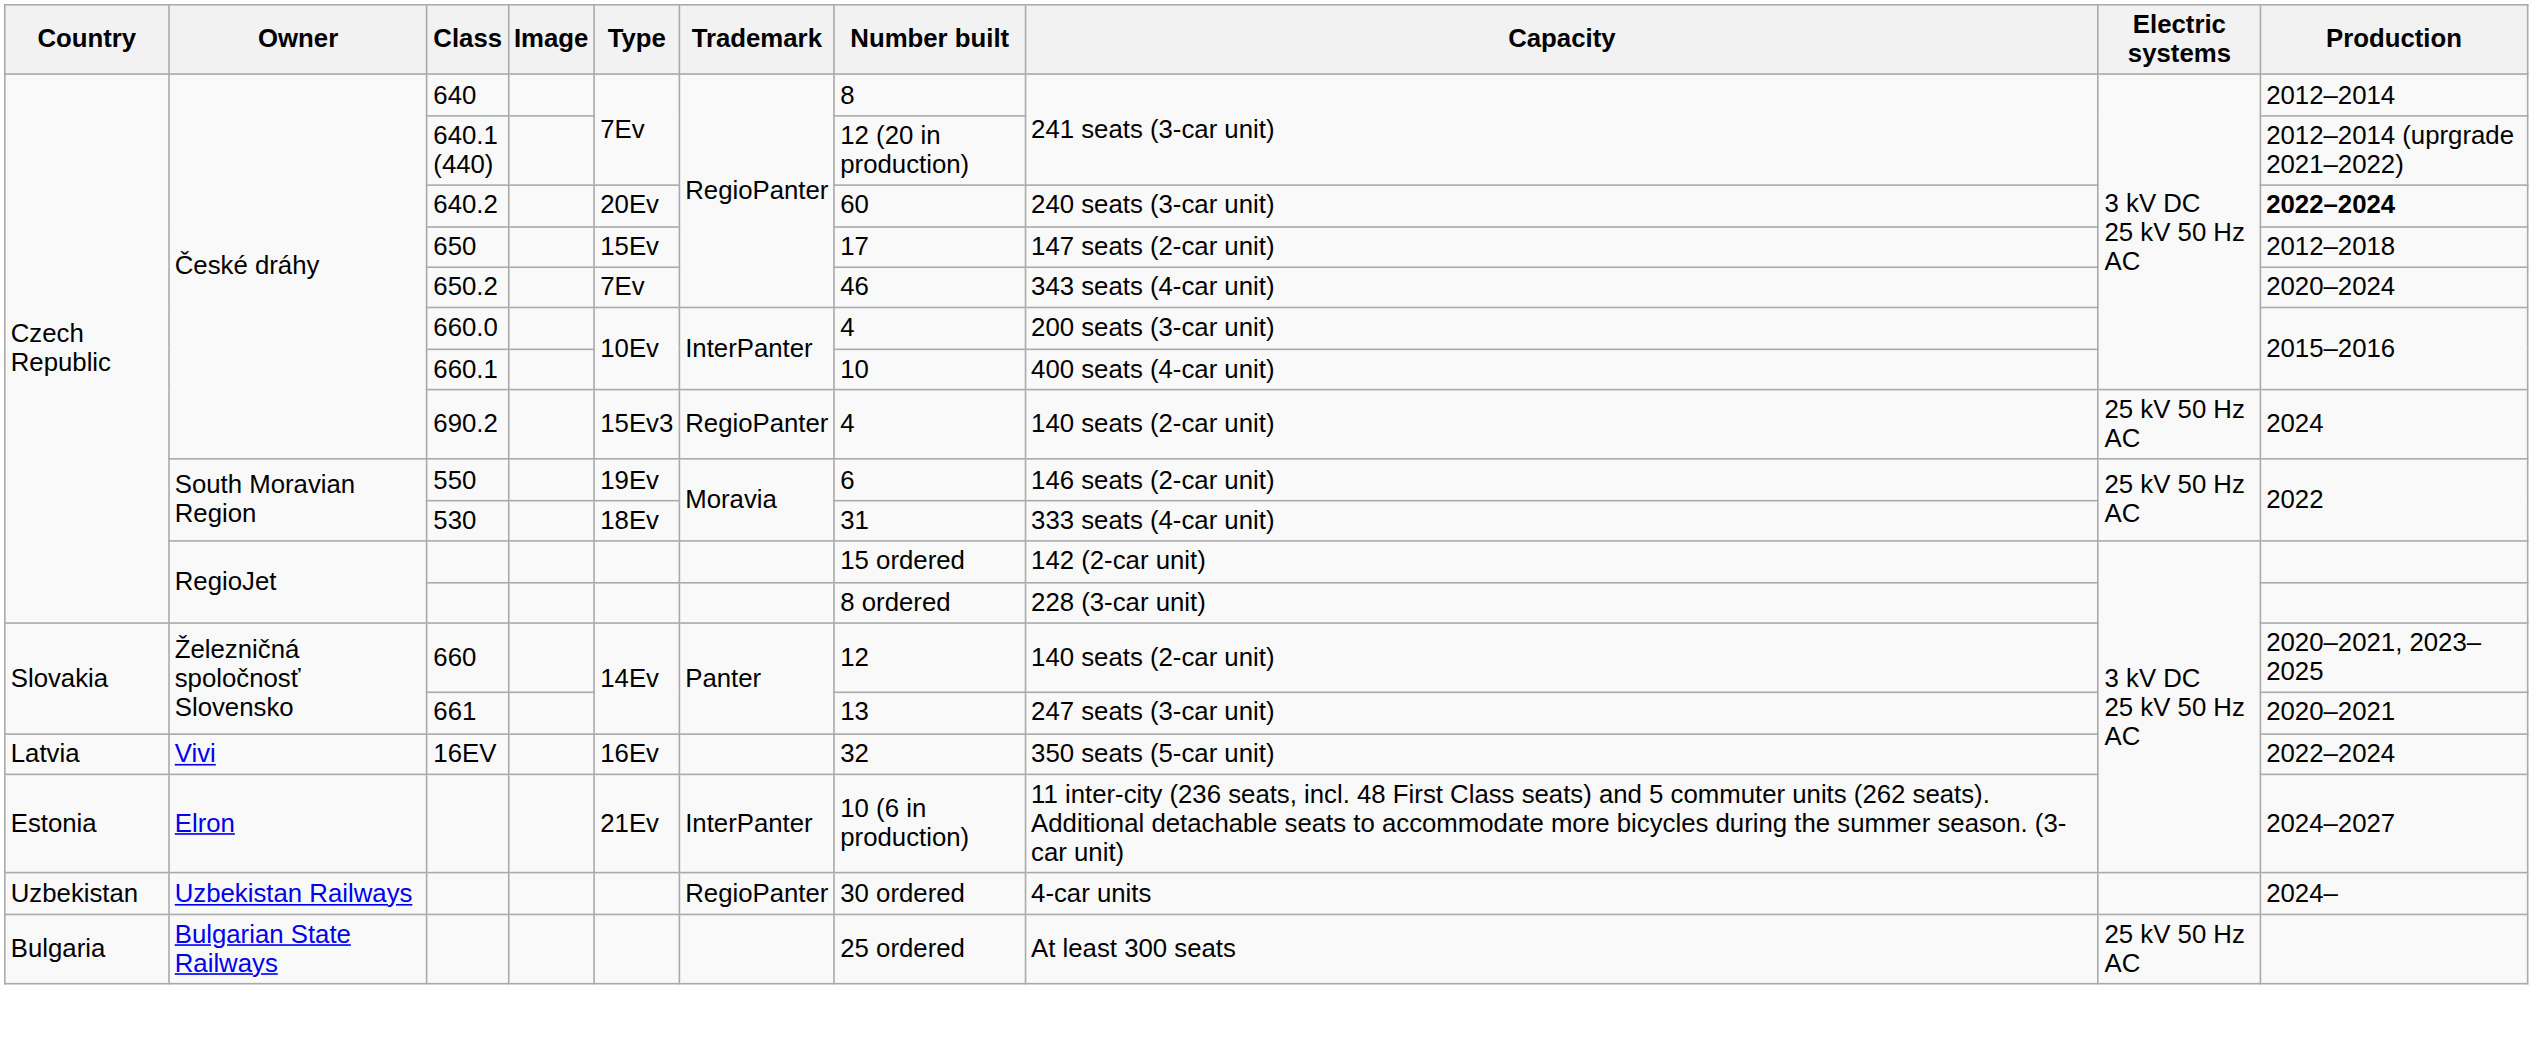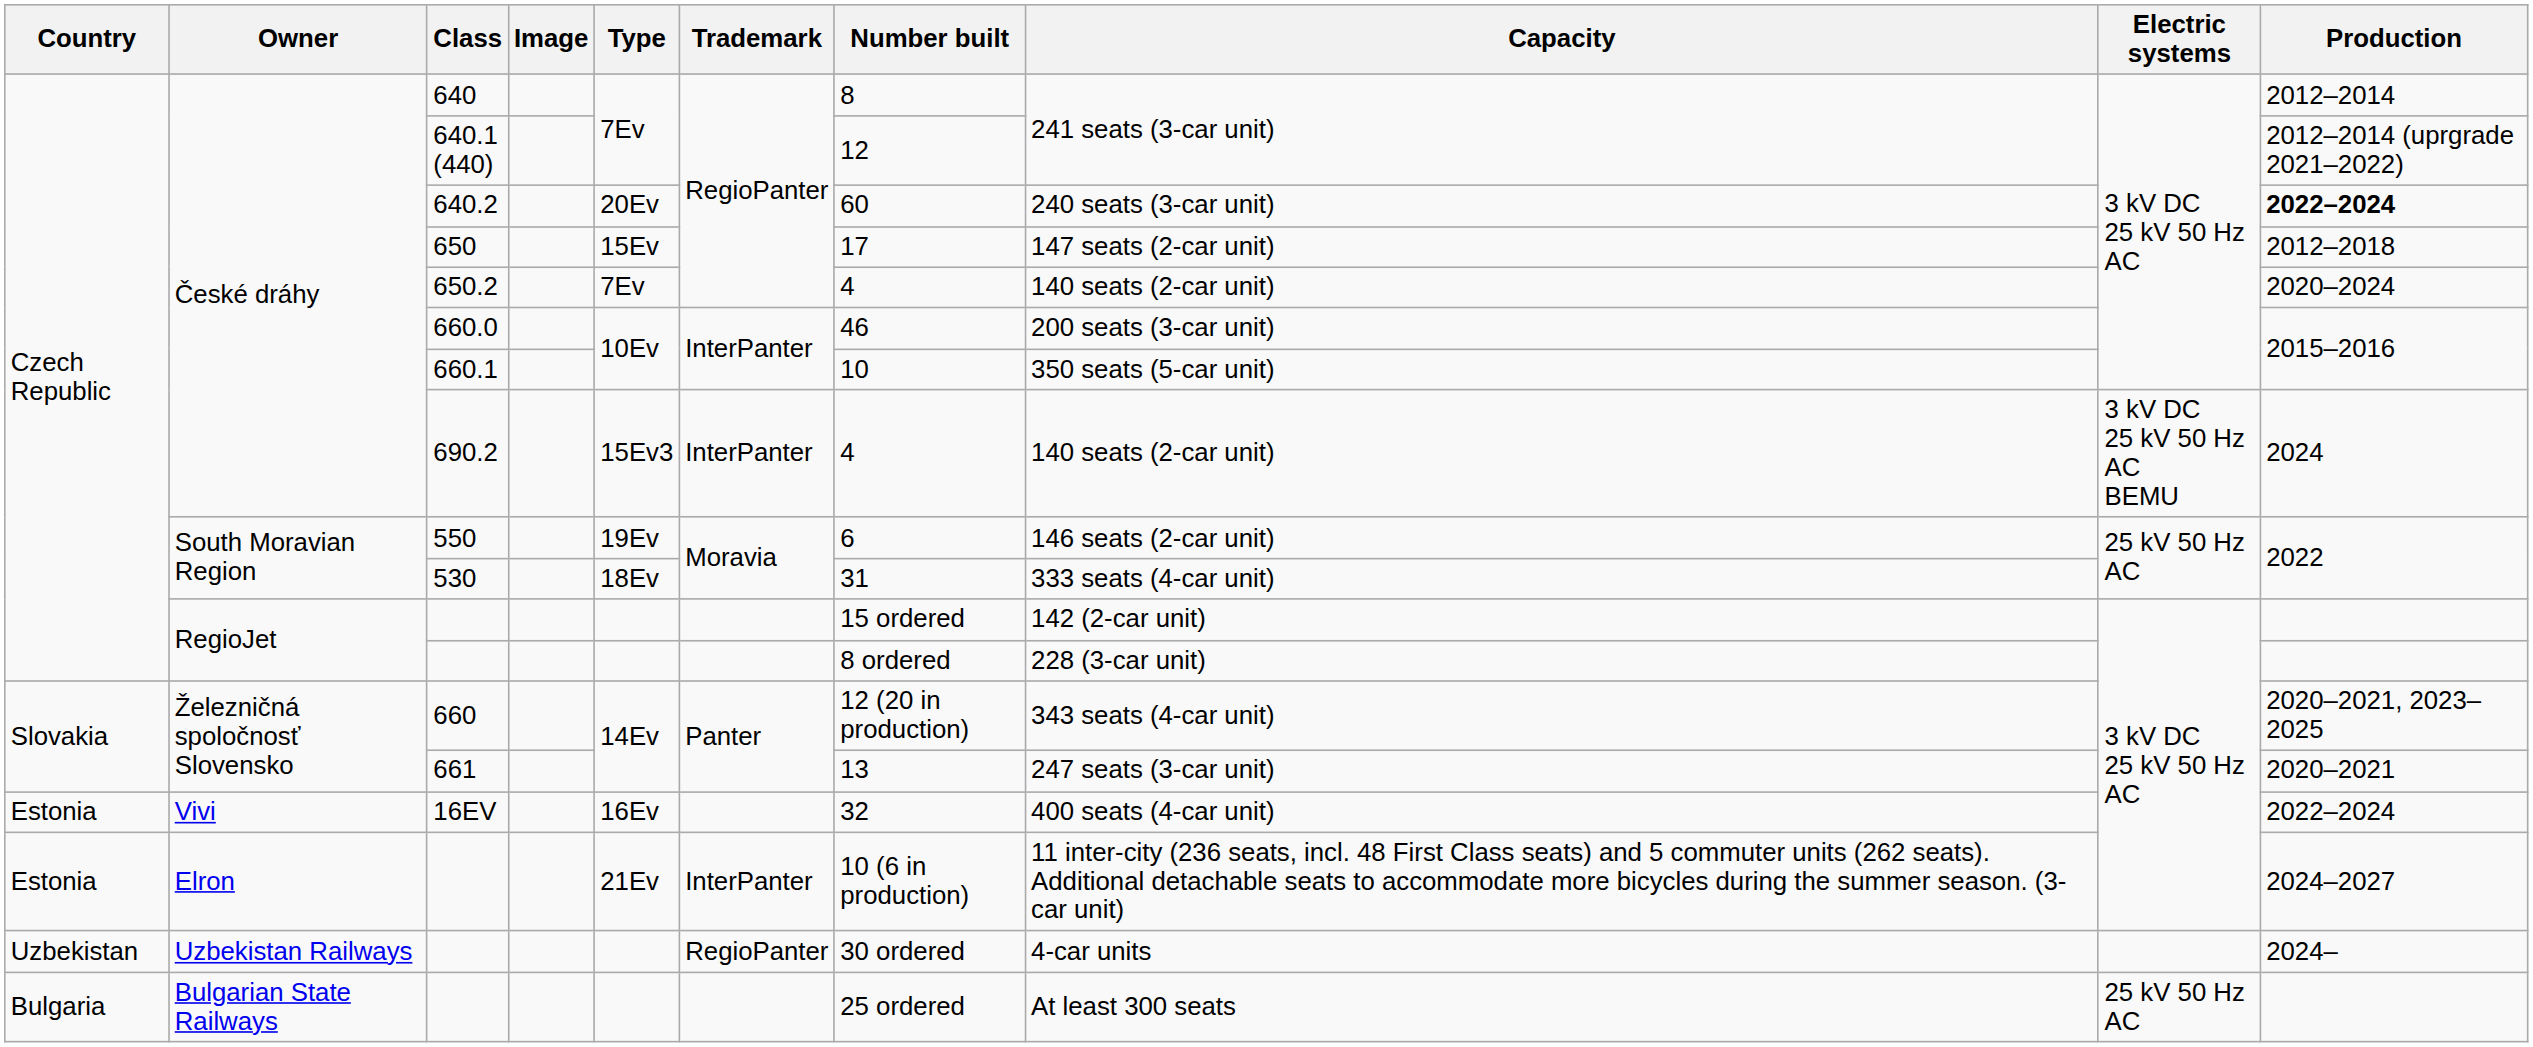(905, 150) 12 (20 in production) -> (855, 150) 12
(855, 287) 46 -> (847, 287) 4
(1153, 287) 343 seats (4-car unit) -> (1153, 287) 140 seats (2-car unit)
(847, 328) 4 -> (855, 328) 46
(1153, 368) 400 seats (4-car unit) -> (1153, 368) 350 seats (5-car unit)
(757, 424) RegioPanter -> (749, 453) InterPanter
(2175, 424) 25 kV 50 Hz AC -> (2175, 453) 3 kV DC 25 kV 50 Hz AC BEMU
(855, 657) 12 -> (905, 715) 12 (20 in production)
(1153, 657) 140 seats (2-car unit) -> (1153, 715) 343 seats (4-car unit)
(45, 753) Latvia -> (54, 811) Estonia
(1153, 753) 350 seats (5-car unit) -> (1153, 811) 400 seats (4-car unit)
